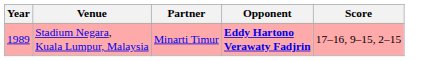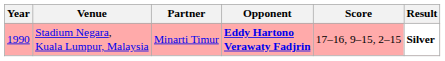+ column: (422, 14)
(18, 39) 1989 -> (18, 39) 1990
